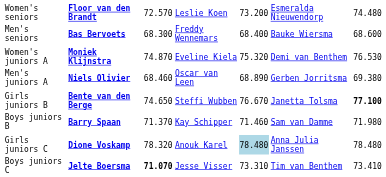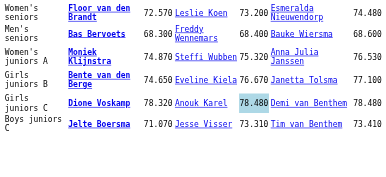(206, 57) Eveline Kiela -> (206, 57) Steffi Wubben
(309, 57) Demi van Benthem -> (295, 57) Anna Julia Janssen
- row: (26, 78)
(206, 101) Steffi Wubben -> (206, 80) Eveline Kiela
(367, 101) bold -> (367, 80) normal
- row: (33, 122)
(295, 145) Anna Julia Janssen -> (309, 103) Demi van Benthem
(158, 165) bold -> (158, 124) normal
